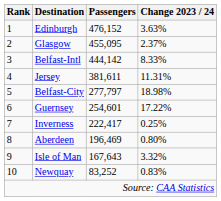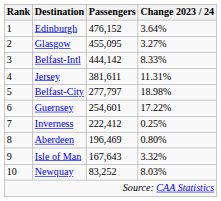(153, 28) 3.63% -> (153, 28) 3.64%
(153, 44) 2.37% -> (153, 44) 3.27%
(105, 124) 222,417 -> (105, 124) 222,412
(153, 172) 0.83% -> (153, 172) 8.03%
